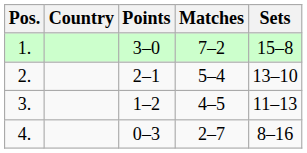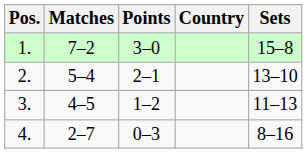columns swapped: (81, 18) <-> (212, 18)
